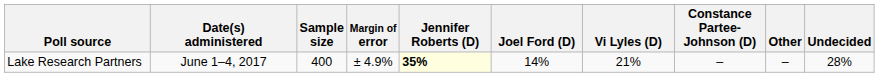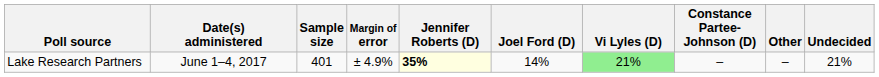(322, 62) 400 -> (322, 62) 401
(628, 62) no background -> (628, 62) lightgreen background
(839, 62) 28% -> (839, 62) 21%
